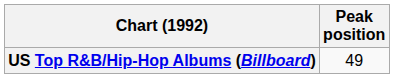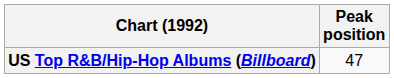(354, 60) 49 -> (354, 60) 47
